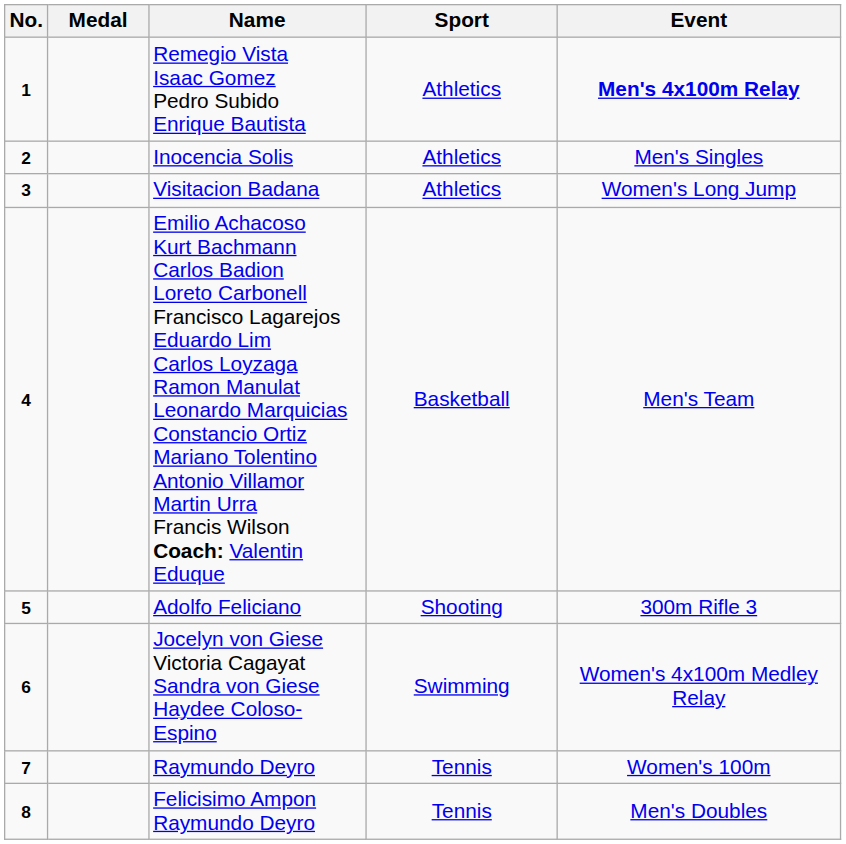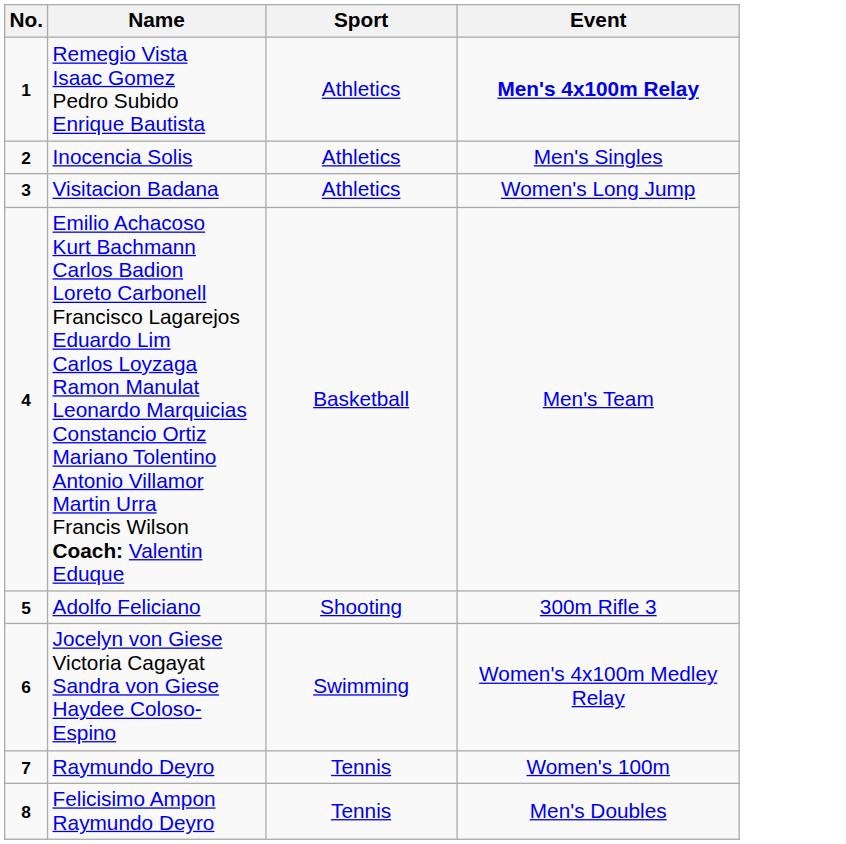- column: (98, 20)
